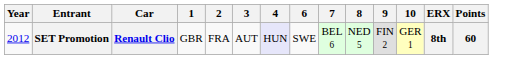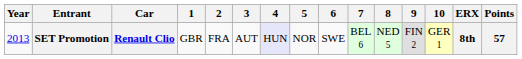+ column: (304, 13)
(18, 38) 2012 -> (18, 38) 2013
(470, 38) 60 -> (499, 38) 57
